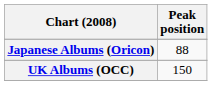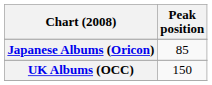(182, 49) 88 -> (182, 49) 85
